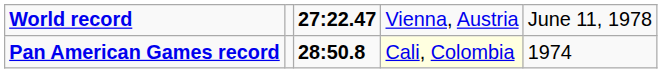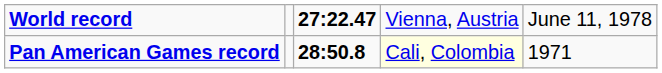(550, 51) 1974 -> (550, 51) 1971
